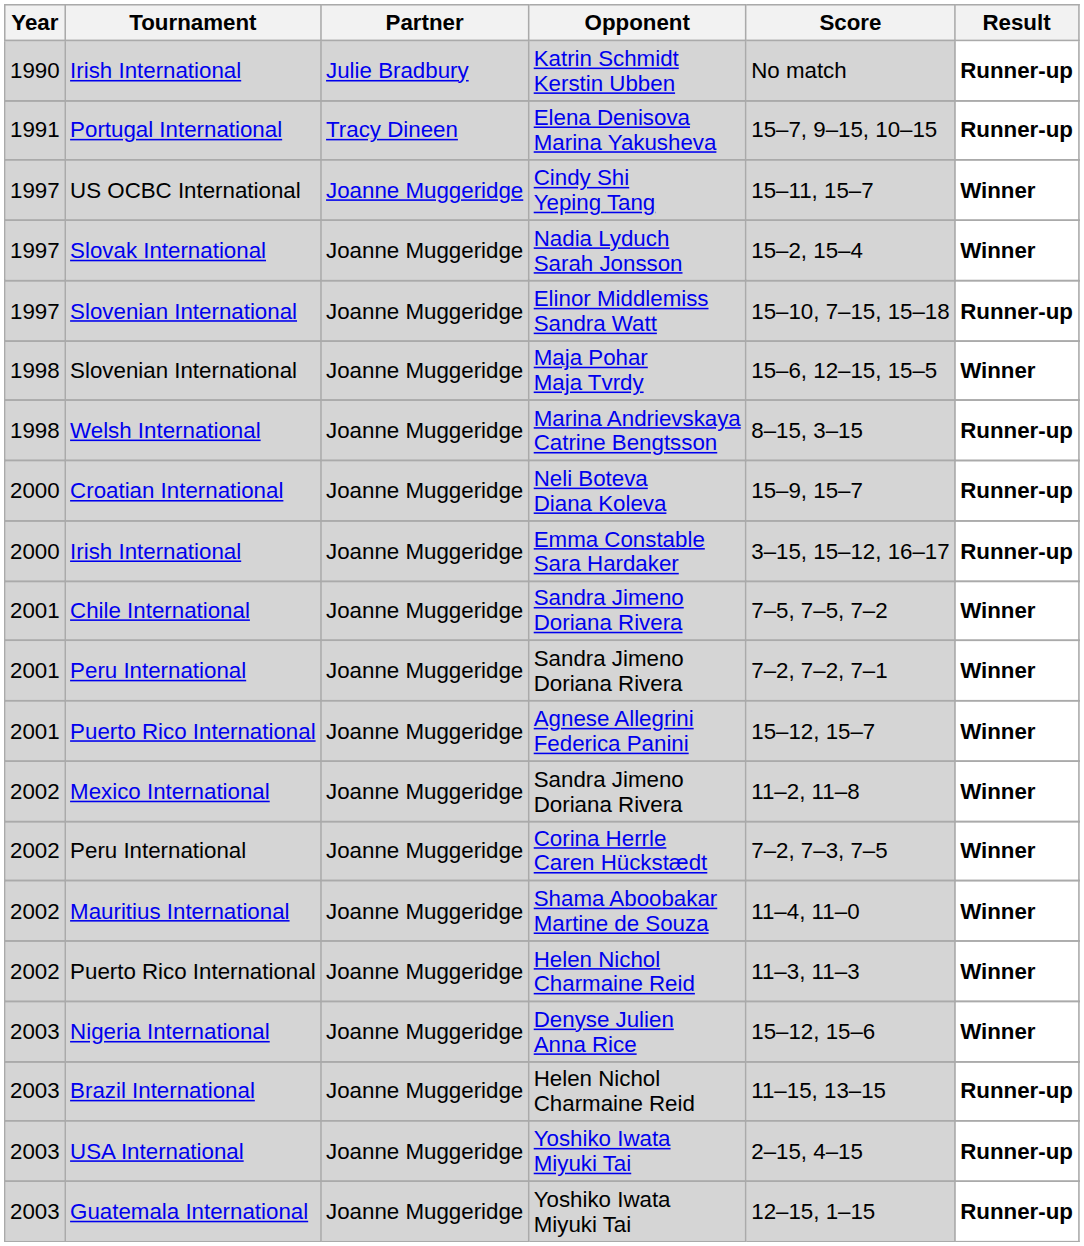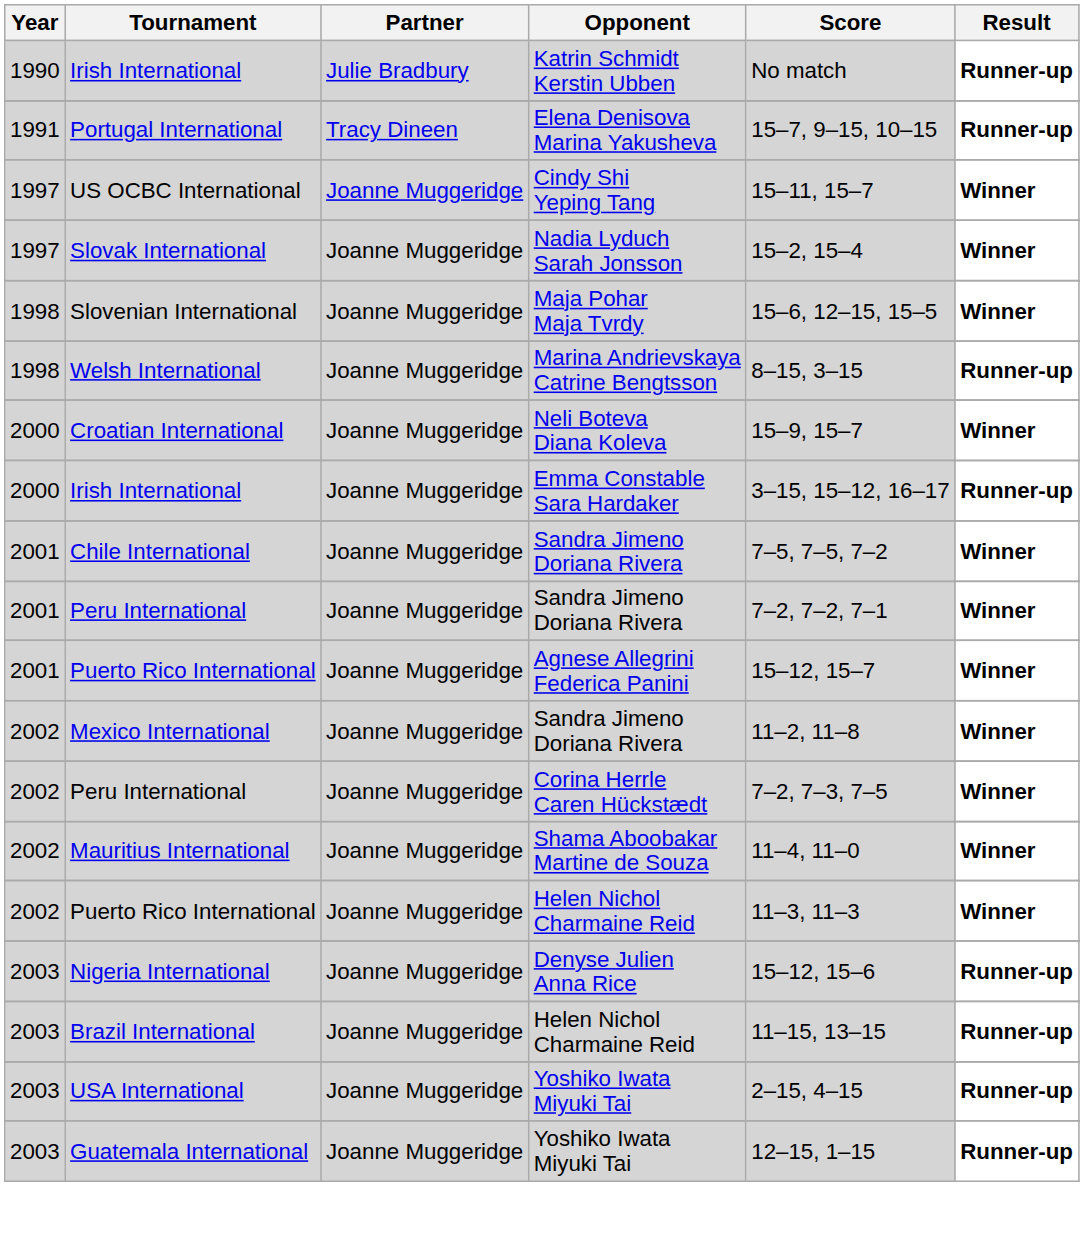- row: (184, 311)
(1017, 491) Runner-up -> (998, 431) Winner
(998, 1031) Winner -> (1017, 971) Runner-up
